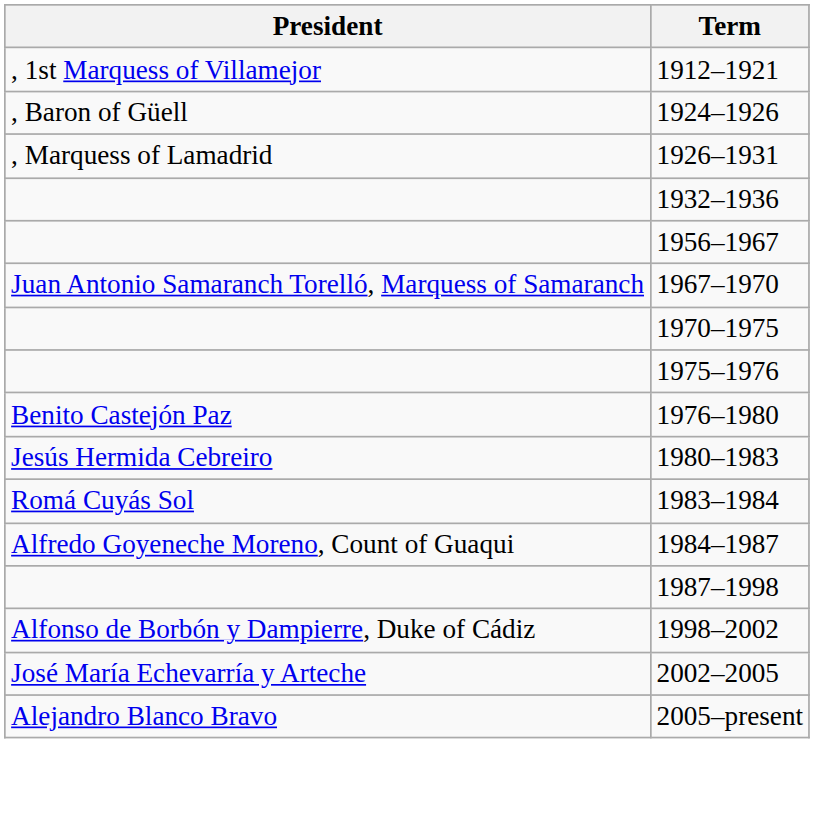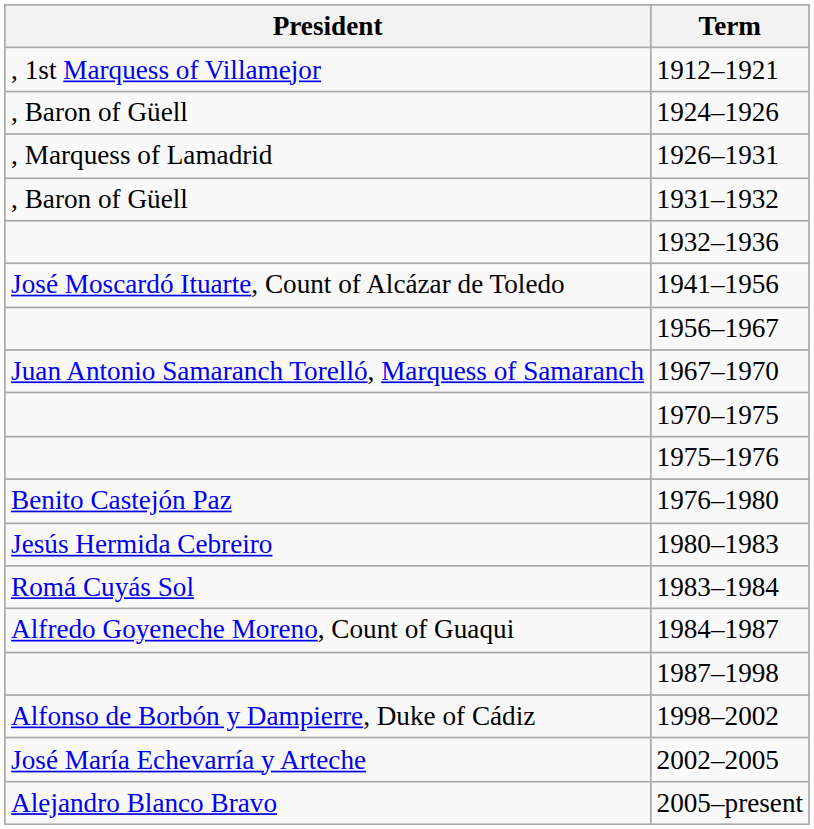+ row: (718, 198)
+ row: (718, 284)
